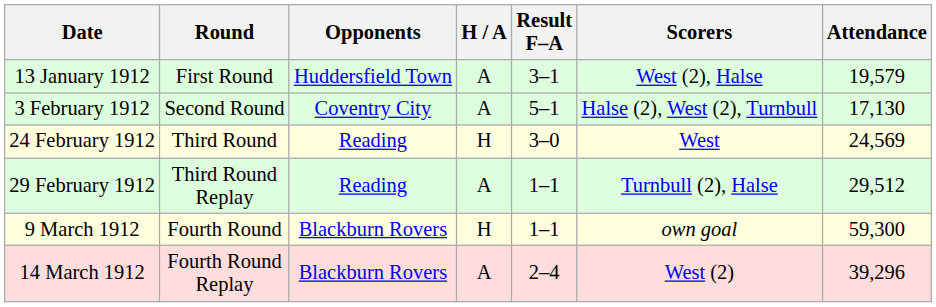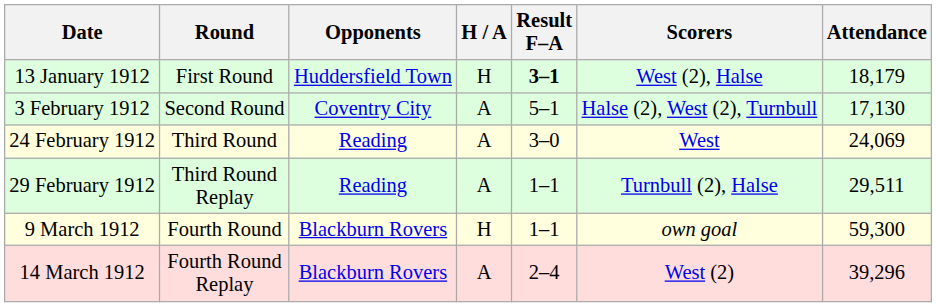(484, 76) A -> (484, 76) H
(544, 76) normal -> (544, 76) bold
(877, 76) 19,579 -> (877, 76) 18,179
(484, 141) H -> (484, 141) A
(877, 141) 24,569 -> (877, 141) 24,069
(877, 185) 29,512 -> (877, 185) 29,511
